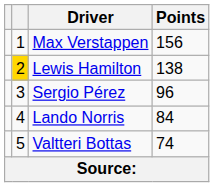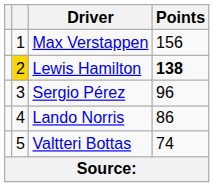(169, 67) normal -> (169, 67) bold
(165, 118) 84 -> (165, 118) 86
